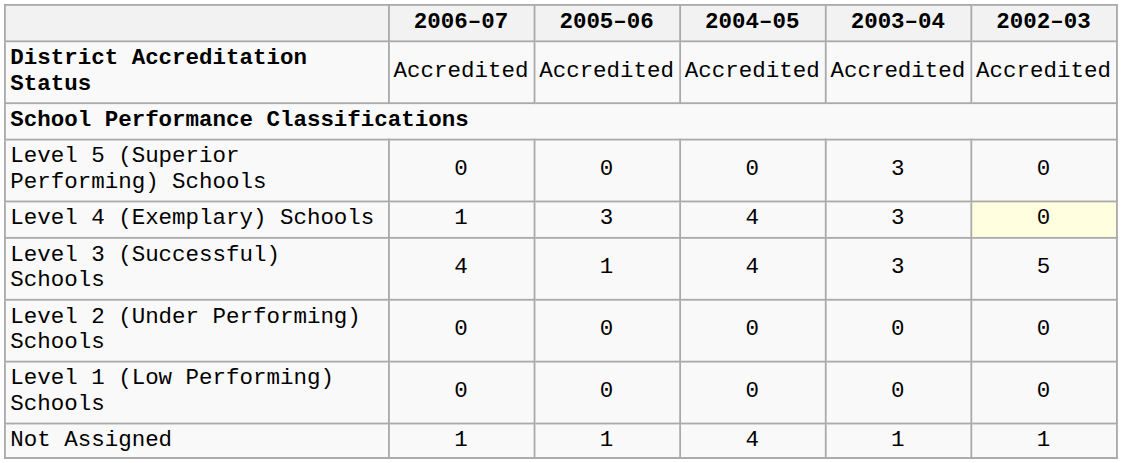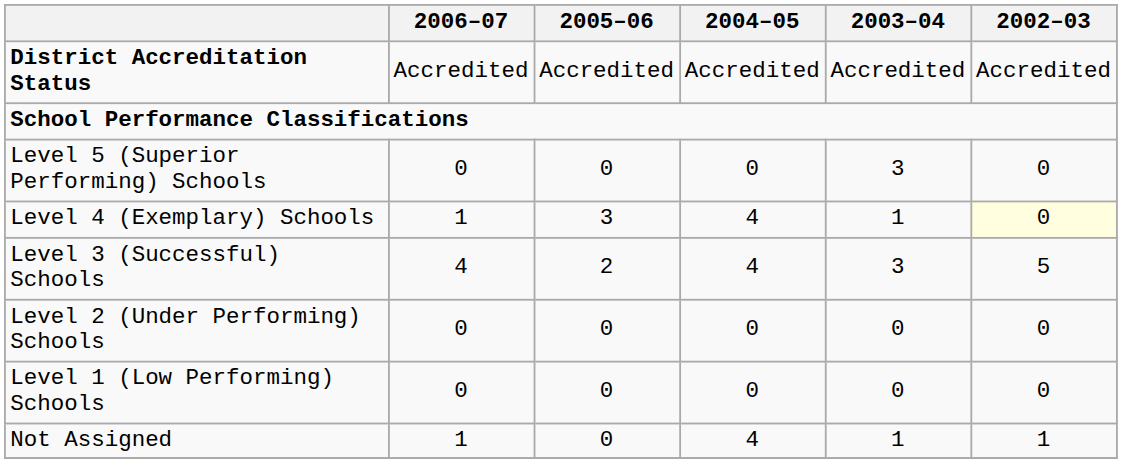(898, 220) 3 -> (898, 220) 1
(607, 269) 1 -> (607, 269) 2
(607, 441) 1 -> (607, 441) 0
